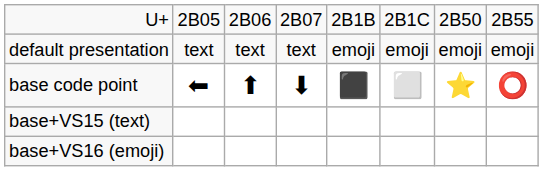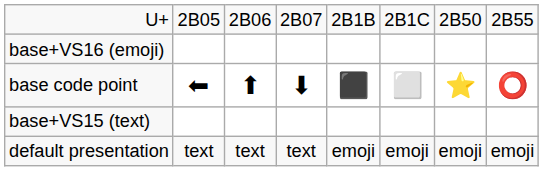rows swapped: (89, 49) <-> (87, 151)
